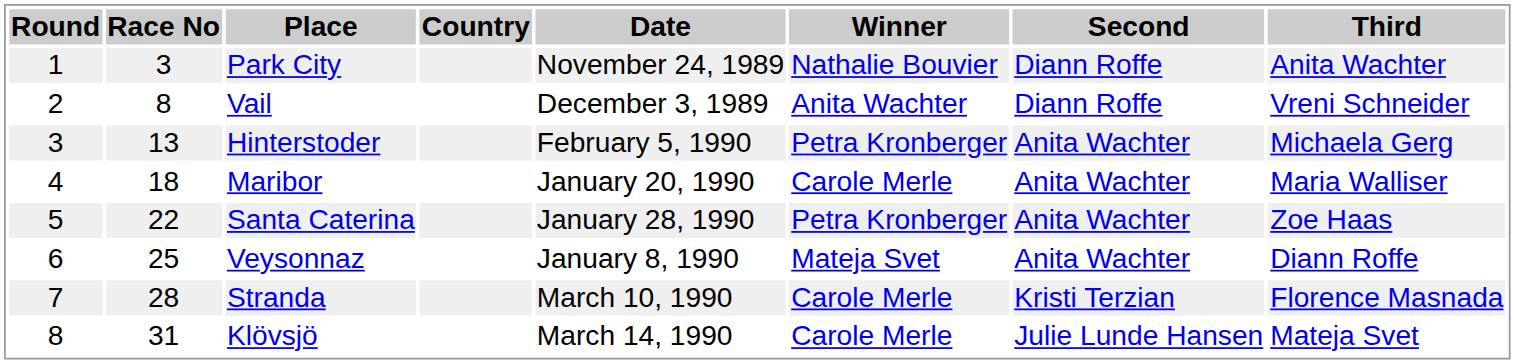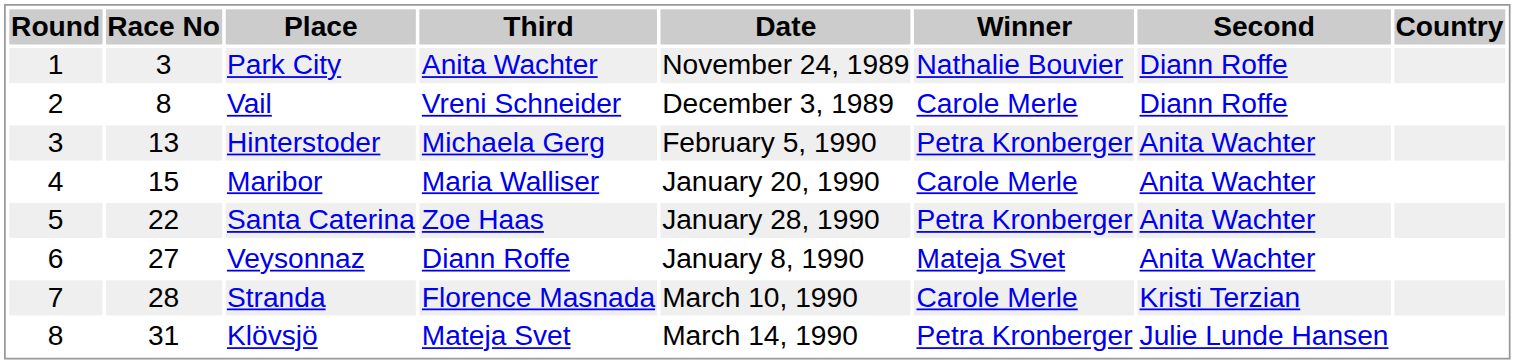columns swapped: (476, 26) <-> (1387, 26)
(879, 103) Anita Wachter -> (997, 103) Carole Merle
(164, 181) 18 -> (164, 181) 15
(164, 258) 25 -> (164, 258) 27
(872, 336) Carole Merle -> (1025, 336) Petra Kronberger
